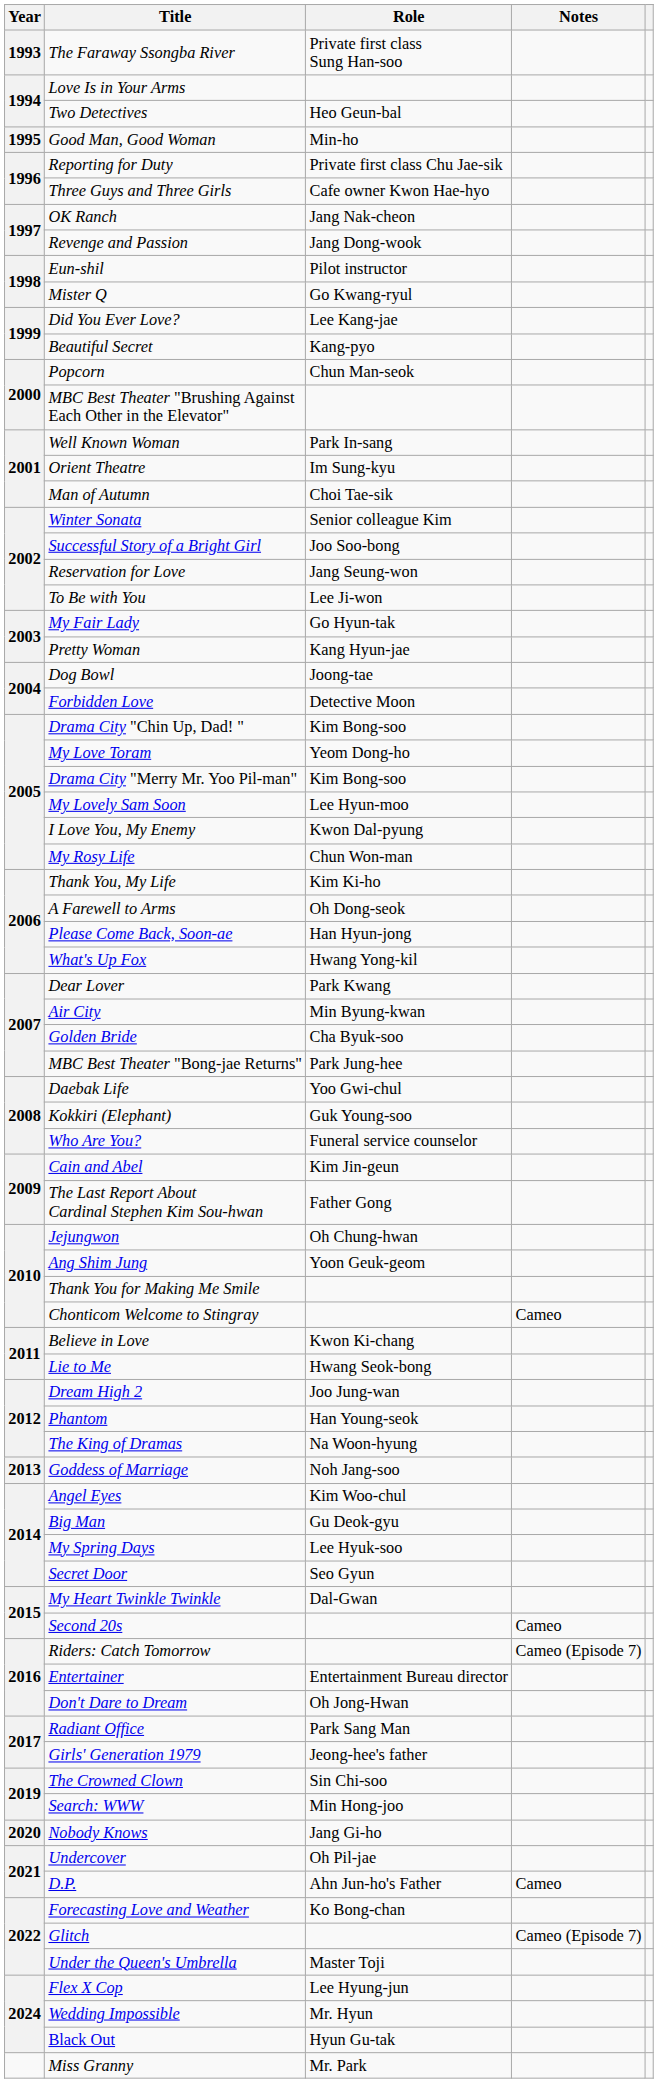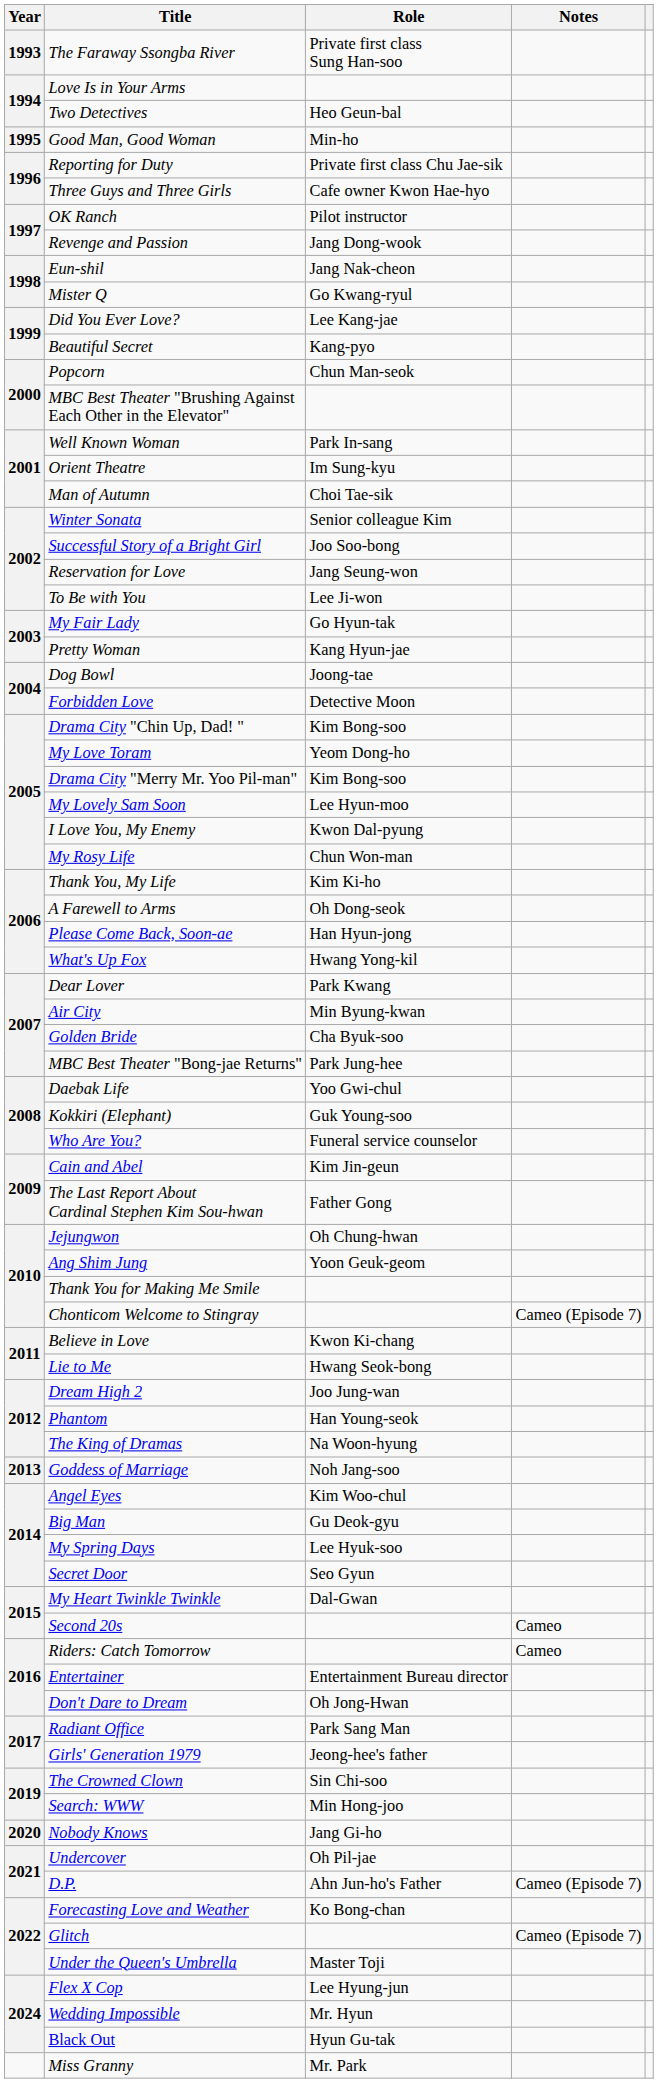(362, 216) Jang Nak-cheon -> (358, 216) Pilot instructor
(358, 268) Pilot instructor -> (362, 268) Jang Nak-cheon
(539, 1314) Cameo -> (579, 1314) Cameo (Episode 7)
(579, 1651) Cameo (Episode 7) -> (539, 1651) Cameo
(539, 1884) Cameo -> (579, 1884) Cameo (Episode 7)
